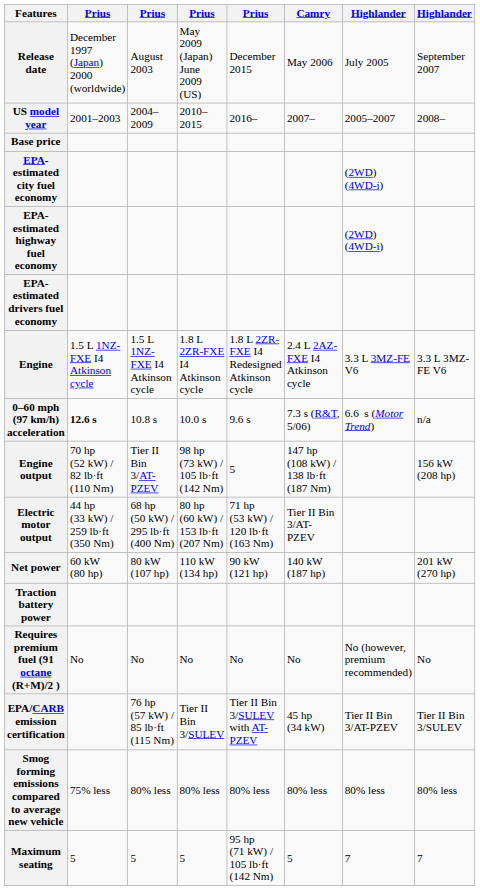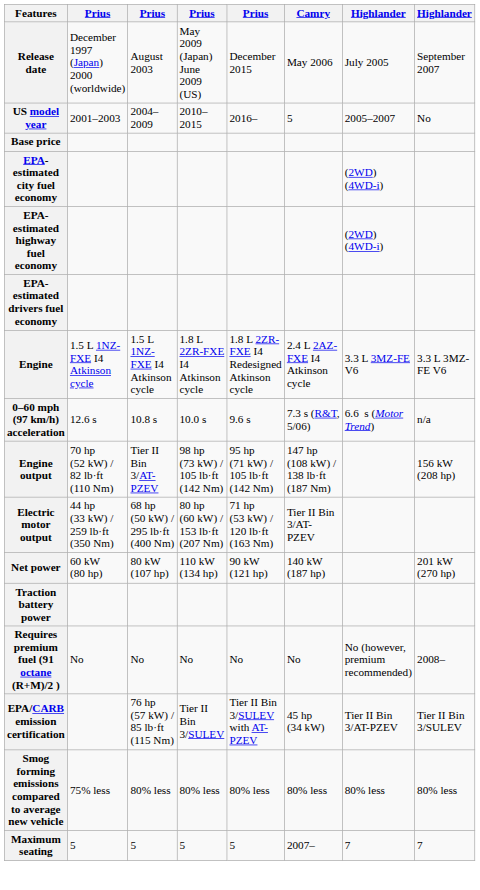(301, 118) 2007– -> (290, 118) 5
(431, 118) 2008– -> (424, 118) No
(83, 420) bold -> (83, 420) normal
(232, 469) 5 -> (251, 469) 95 hp (71 kW) / 105 lb·ft (142 Nm)
(424, 660) No -> (431, 660) 2008–
(251, 858) 95 hp (71 kW) / 105 lb·ft (142 Nm) -> (232, 845) 5
(290, 858) 5 -> (301, 845) 2007–
